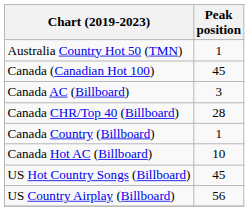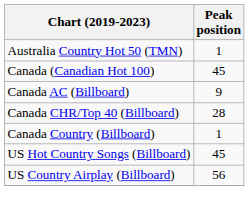(219, 92) 3 -> (219, 92) 9
- row: (80, 154)
